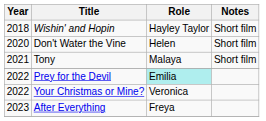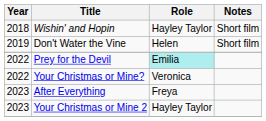(18, 44) 2020 -> (18, 44) 2019
- row: (44, 60)
+ row: (90, 108)
